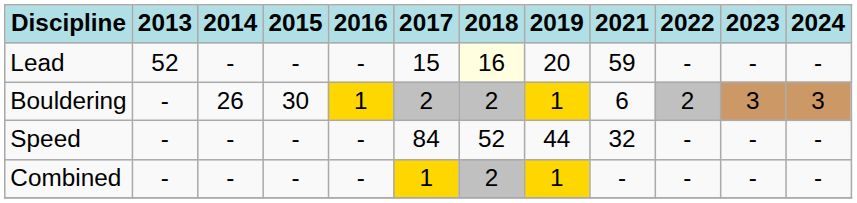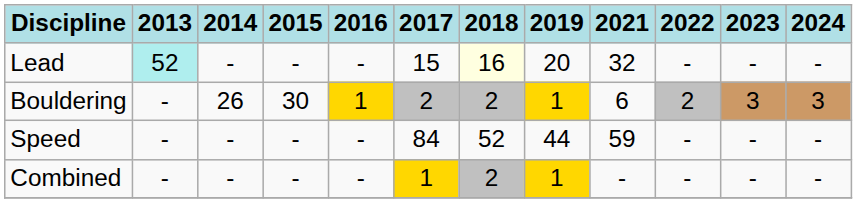(165, 62) no background -> (165, 62) paleturquoise background
(622, 62) 59 -> (622, 62) 32
(622, 139) 32 -> (622, 139) 59
